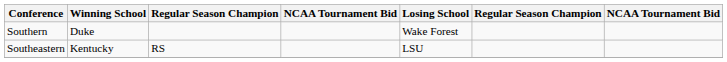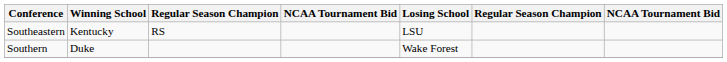rows swapped: (36, 48) <-> (27, 31)
